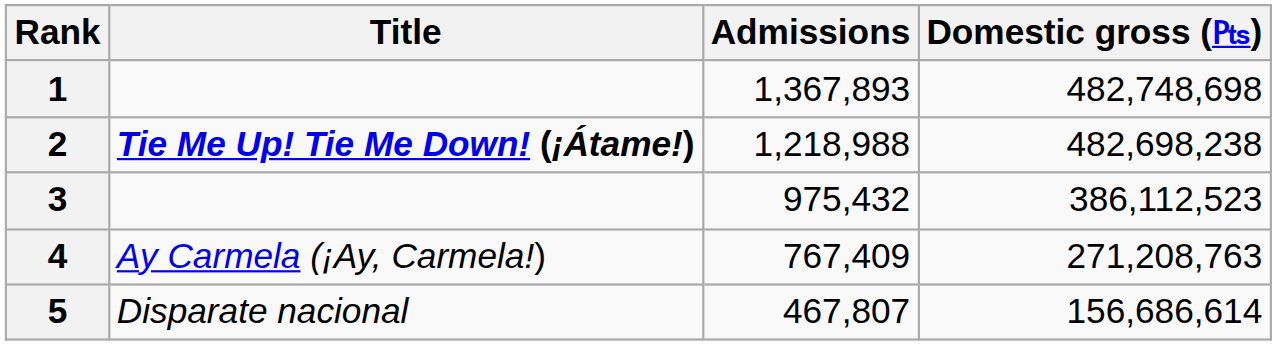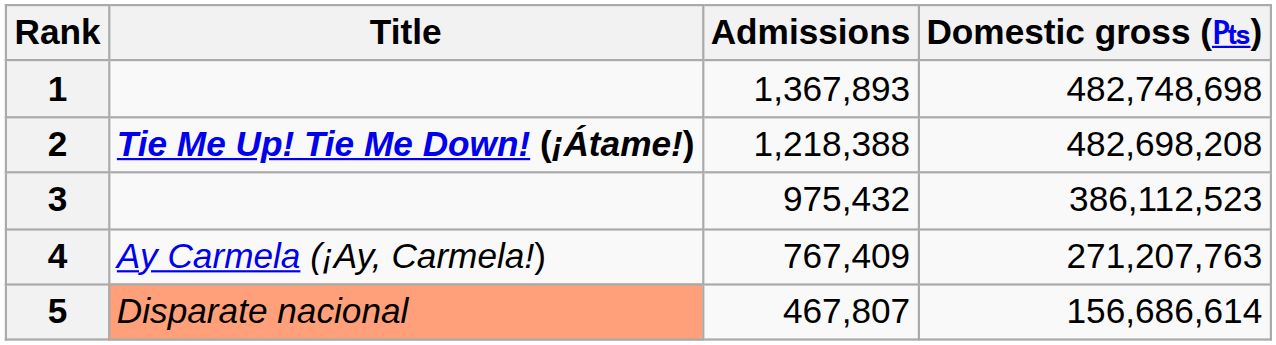(832, 144) 1,218,988 -> (832, 144) 1,218,388
(1164, 144) 482,698,238 -> (1164, 144) 482,698,208
(1164, 255) 271,208,763 -> (1164, 255) 271,207,763
(263, 311) no background -> (263, 311) lightsalmon background
